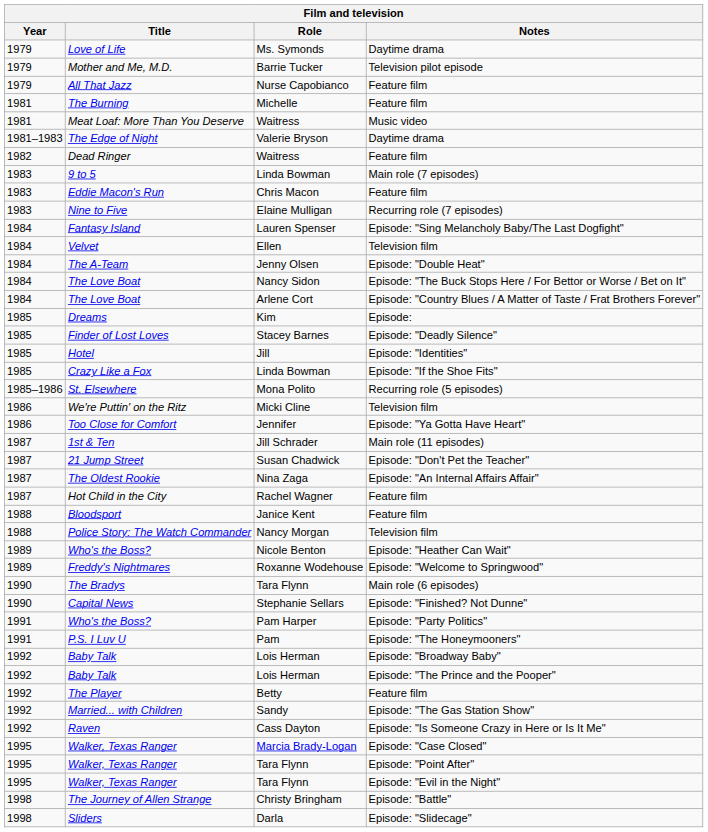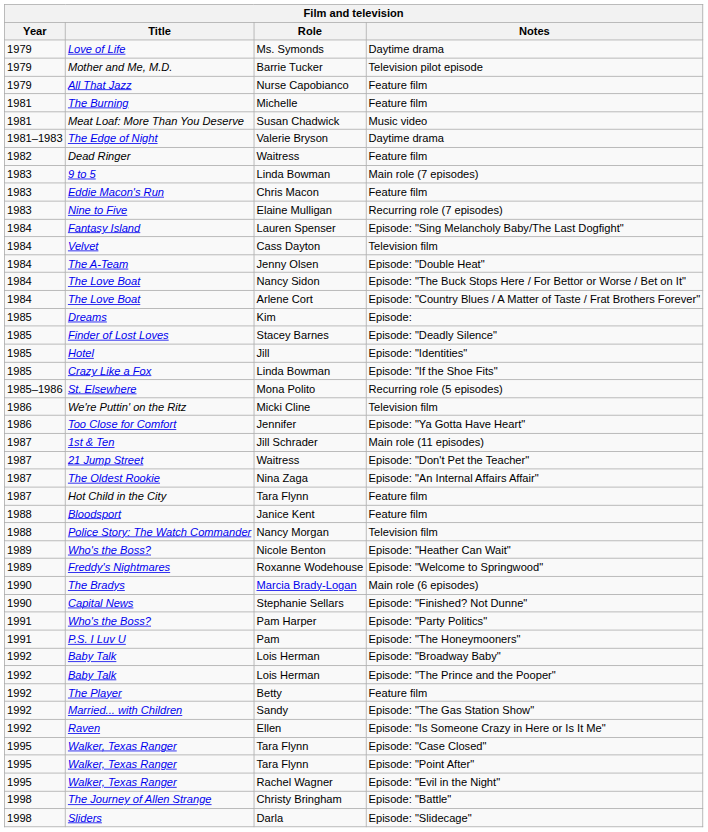(278, 121) Waitress -> (298, 121) Susan Chadwick
(269, 246) Ellen -> (288, 246) Cass Dayton
(298, 460) Susan Chadwick -> (278, 460) Waitress
(295, 496) Rachel Wagner -> (282, 496) Tara Flynn
(282, 585) Tara Flynn -> (307, 585) Marcia Brady-Logan
(288, 728) Cass Dayton -> (269, 728) Ellen
(307, 746) Marcia Brady-Logan -> (282, 746) Tara Flynn
(282, 782) Tara Flynn -> (295, 782) Rachel Wagner
